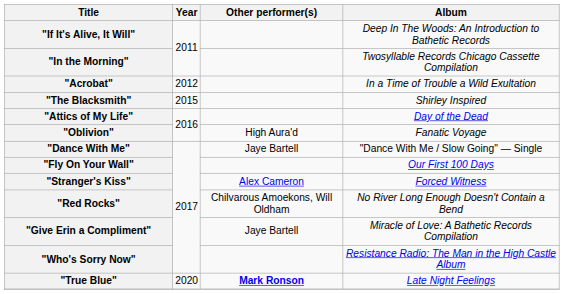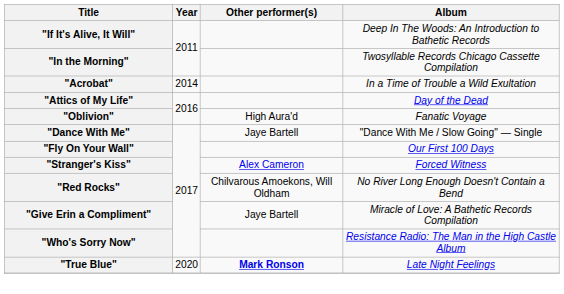(187, 84) 2012 -> (187, 84) 2014
- row: (89, 100)
